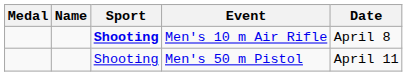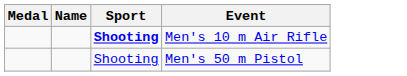- column: (366, 16)
